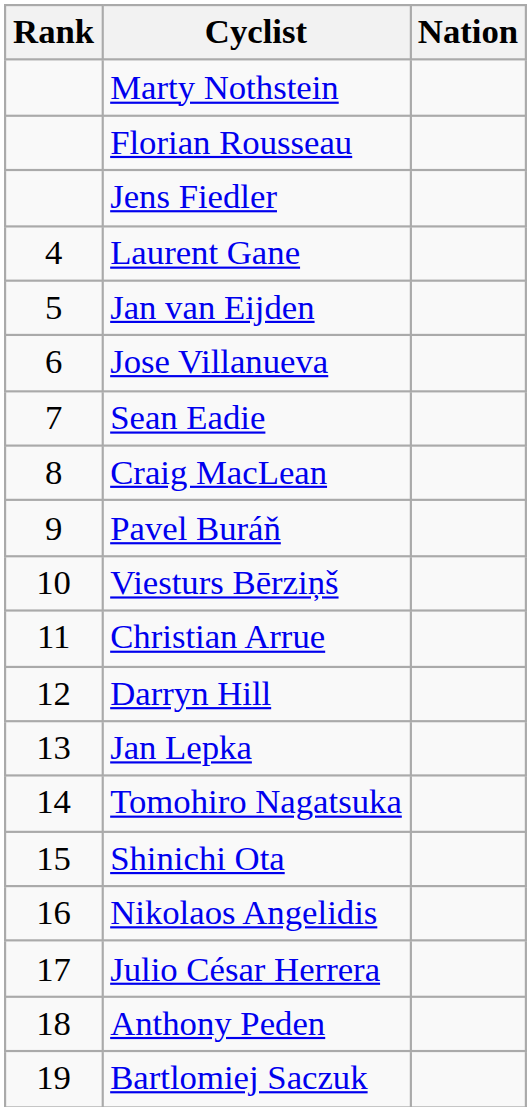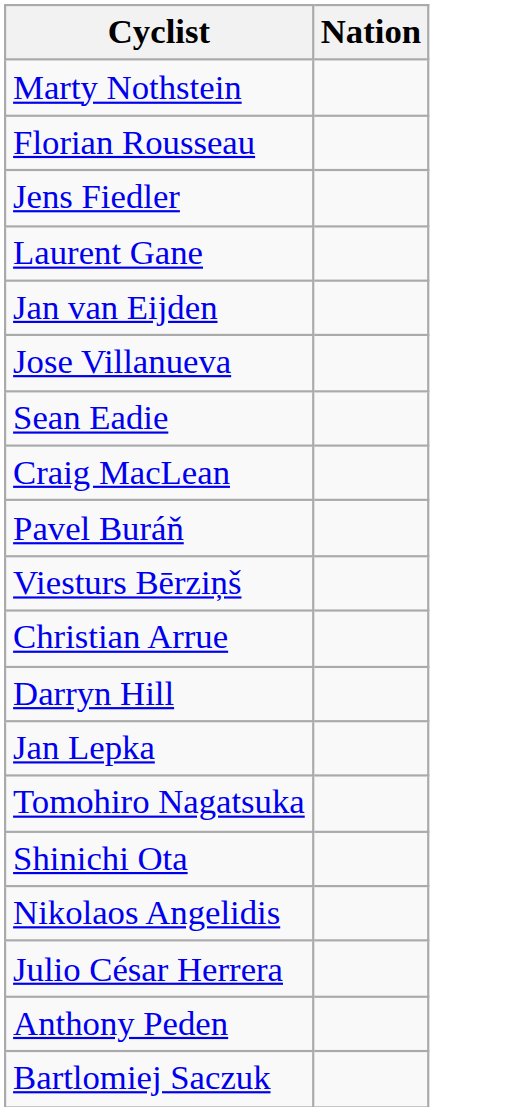- column: (54, 32)
